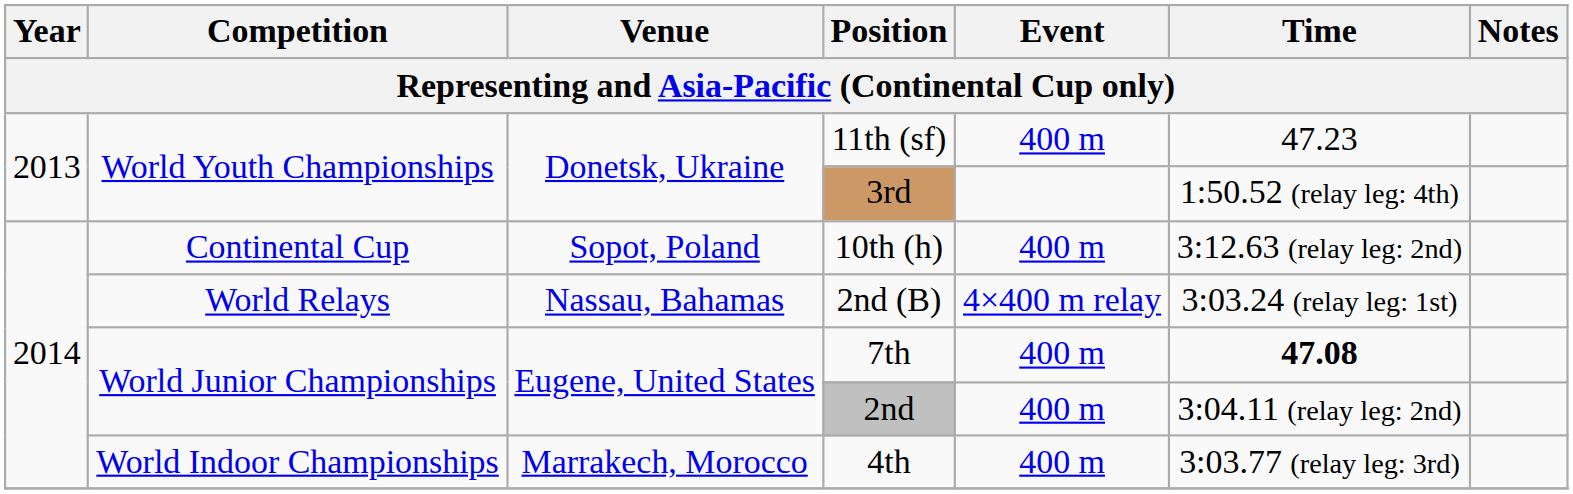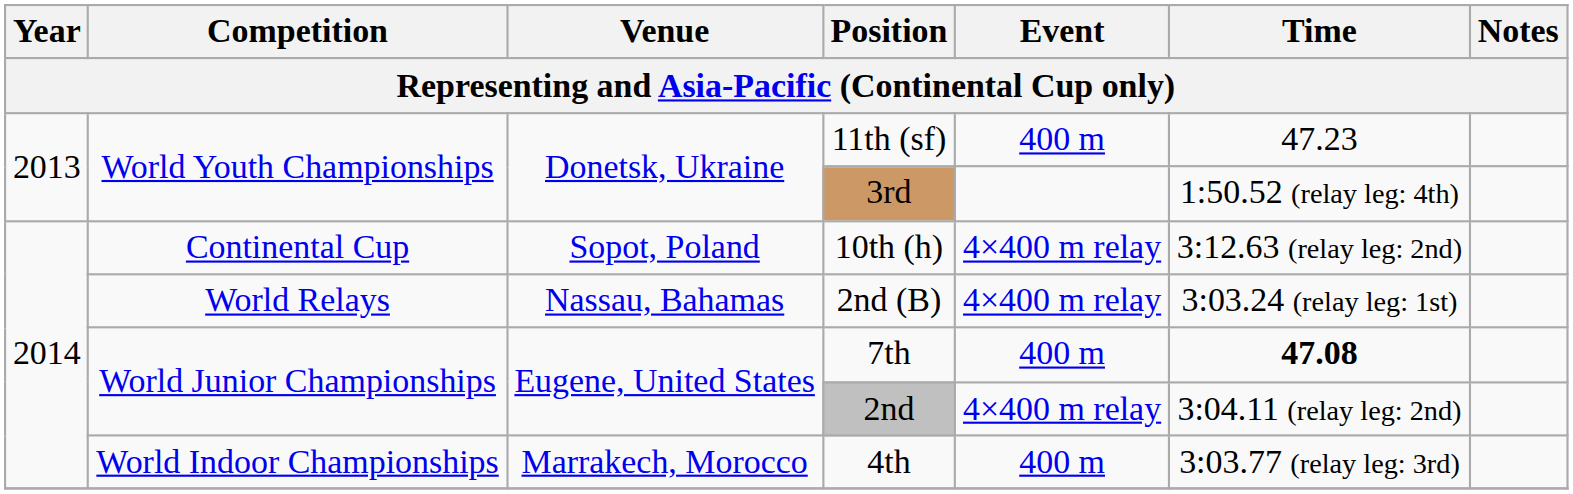(1062, 246) 400 m -> (1062, 246) 4×400 m relay
(1062, 407) 400 m -> (1062, 407) 4×400 m relay
